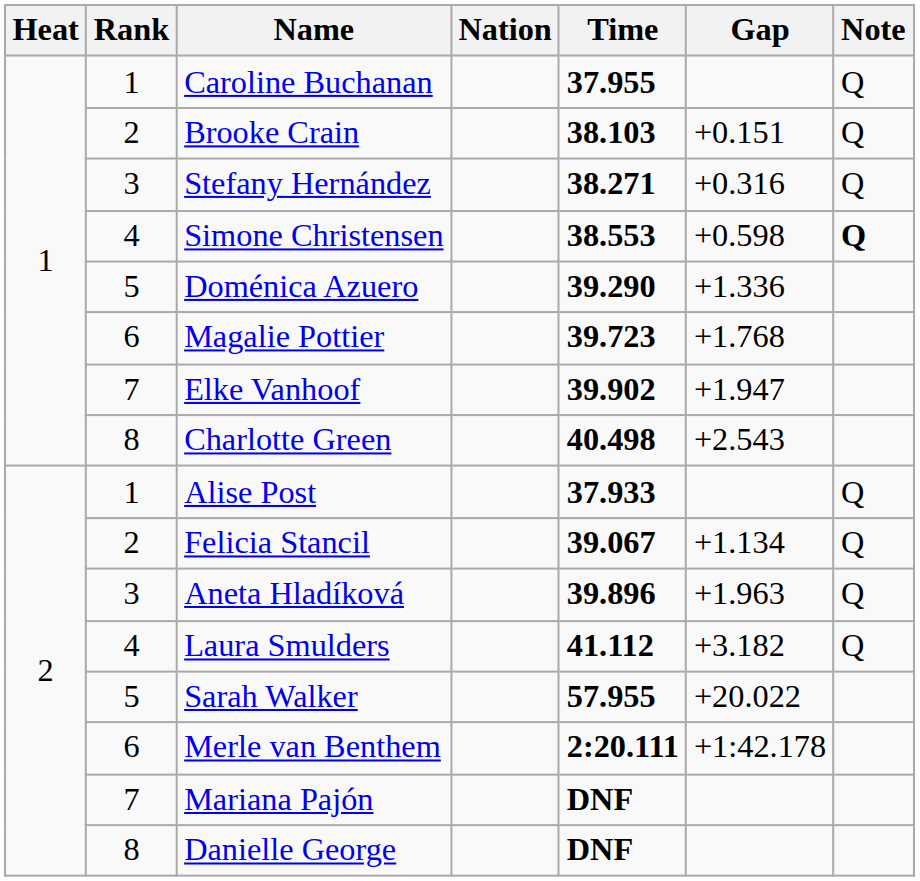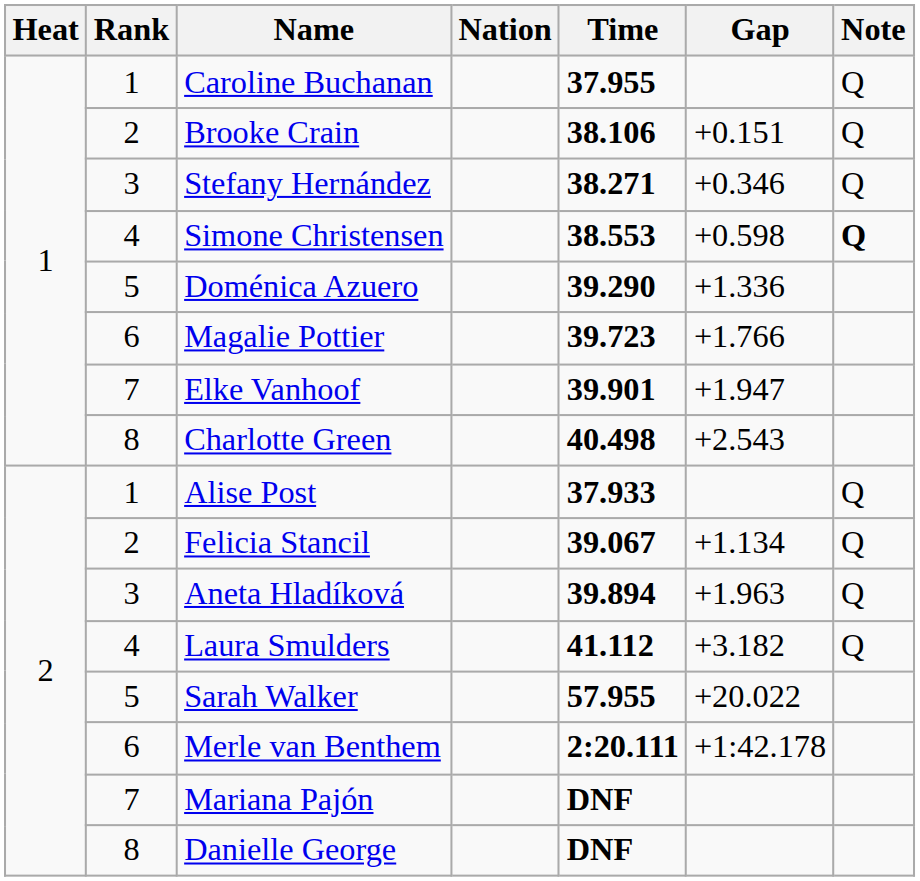(611, 132) 38.103 -> (611, 132) 38.106
(739, 183) +0.316 -> (739, 183) +0.346
(739, 337) +1.768 -> (739, 337) +1.766
(611, 388) 39.902 -> (611, 388) 39.901
(611, 593) 39.896 -> (611, 593) 39.894
